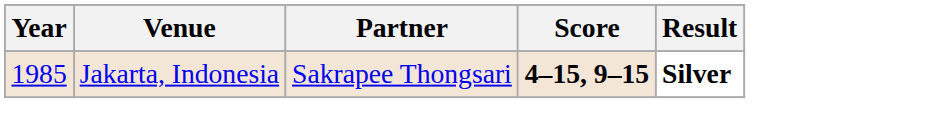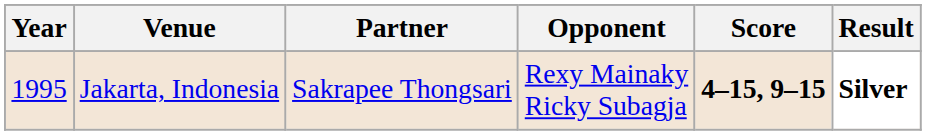+ column: (606, 27)
(39, 73) 1985 -> (39, 89) 1995
